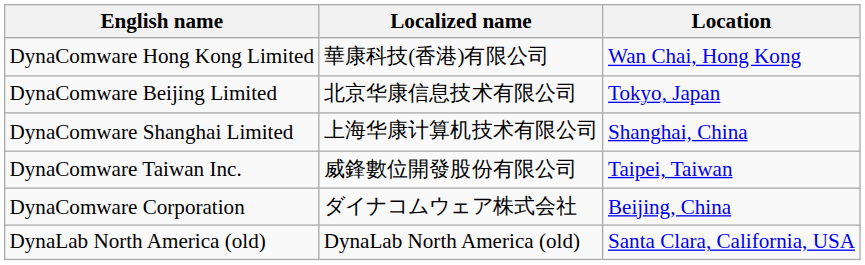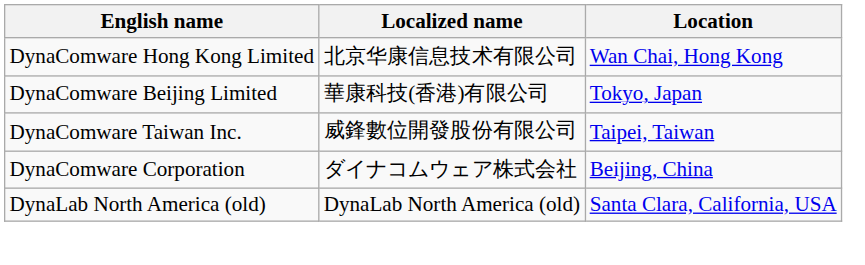(436, 56) 華康科技(香港)有限公司 -> (450, 56) 北京华康信息技术有限公司
(450, 93) 北京华康信息技术有限公司 -> (436, 93) 華康科技(香港)有限公司
- row: (151, 131)
